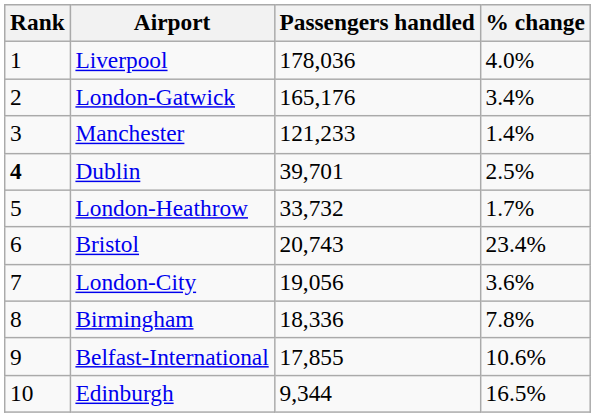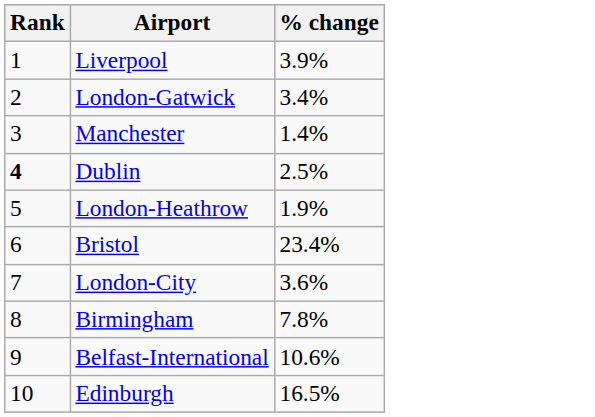- column: (377, 23)
(510, 60) 4.0% -> (304, 60) 3.9%
(510, 208) 1.7% -> (304, 208) 1.9%
